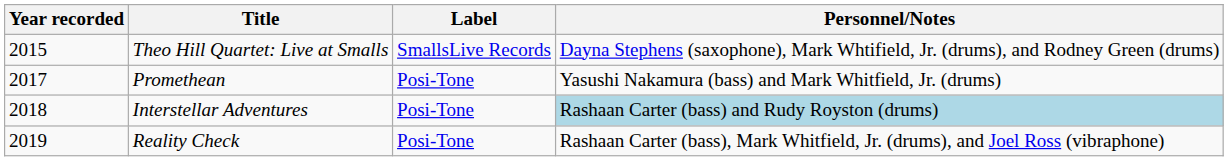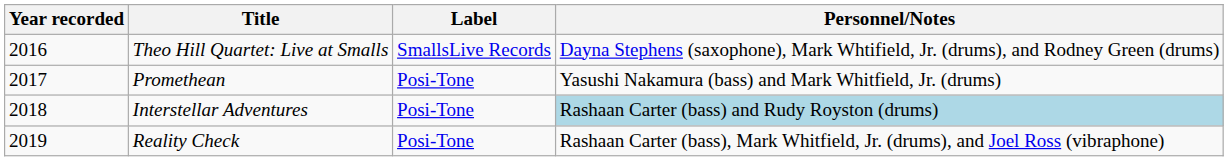(28, 49) 2015 -> (28, 49) 2016
